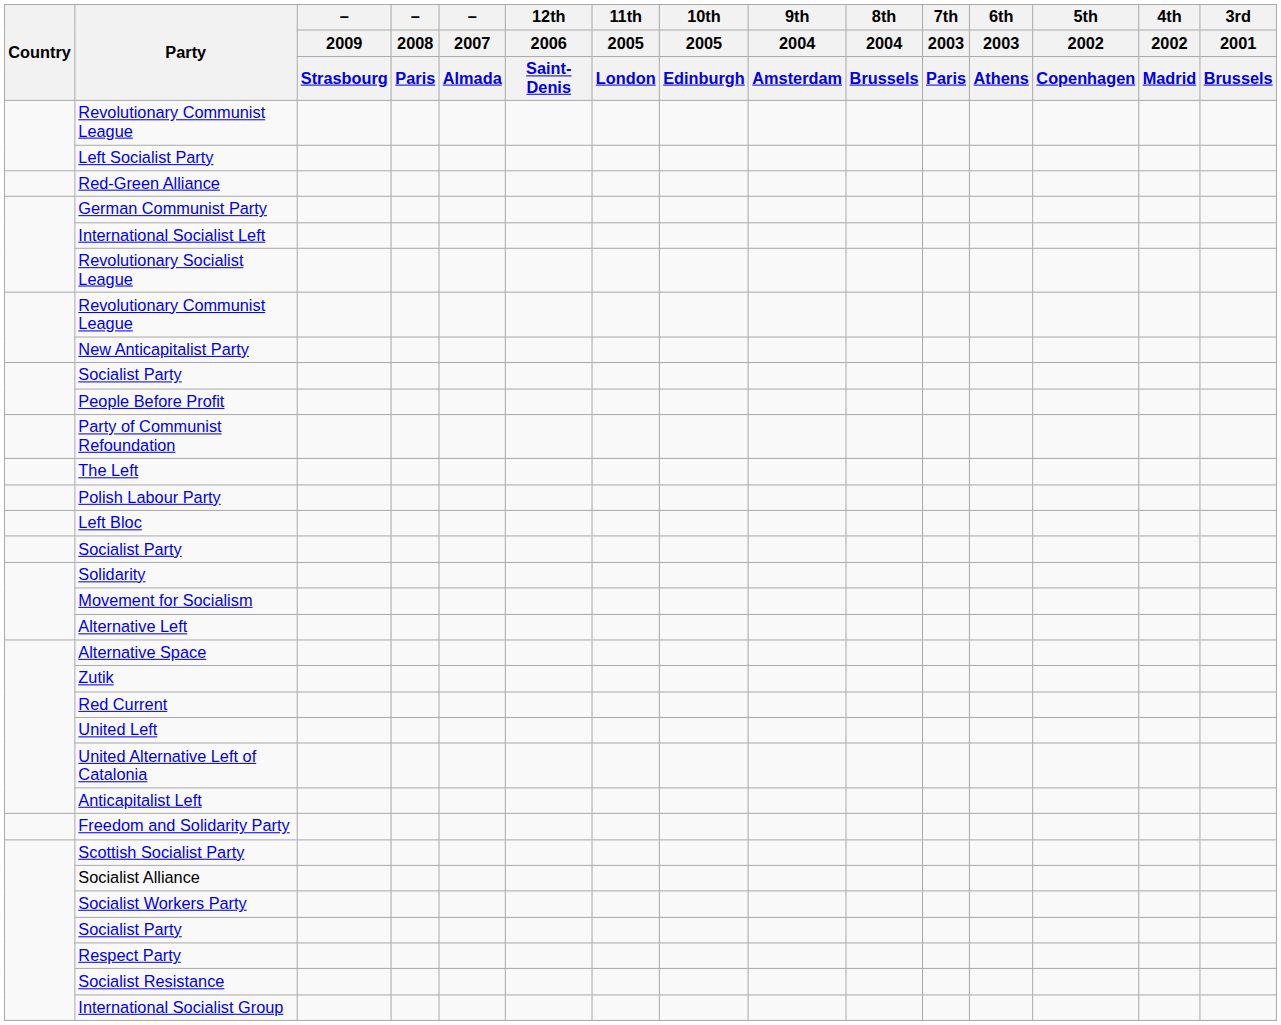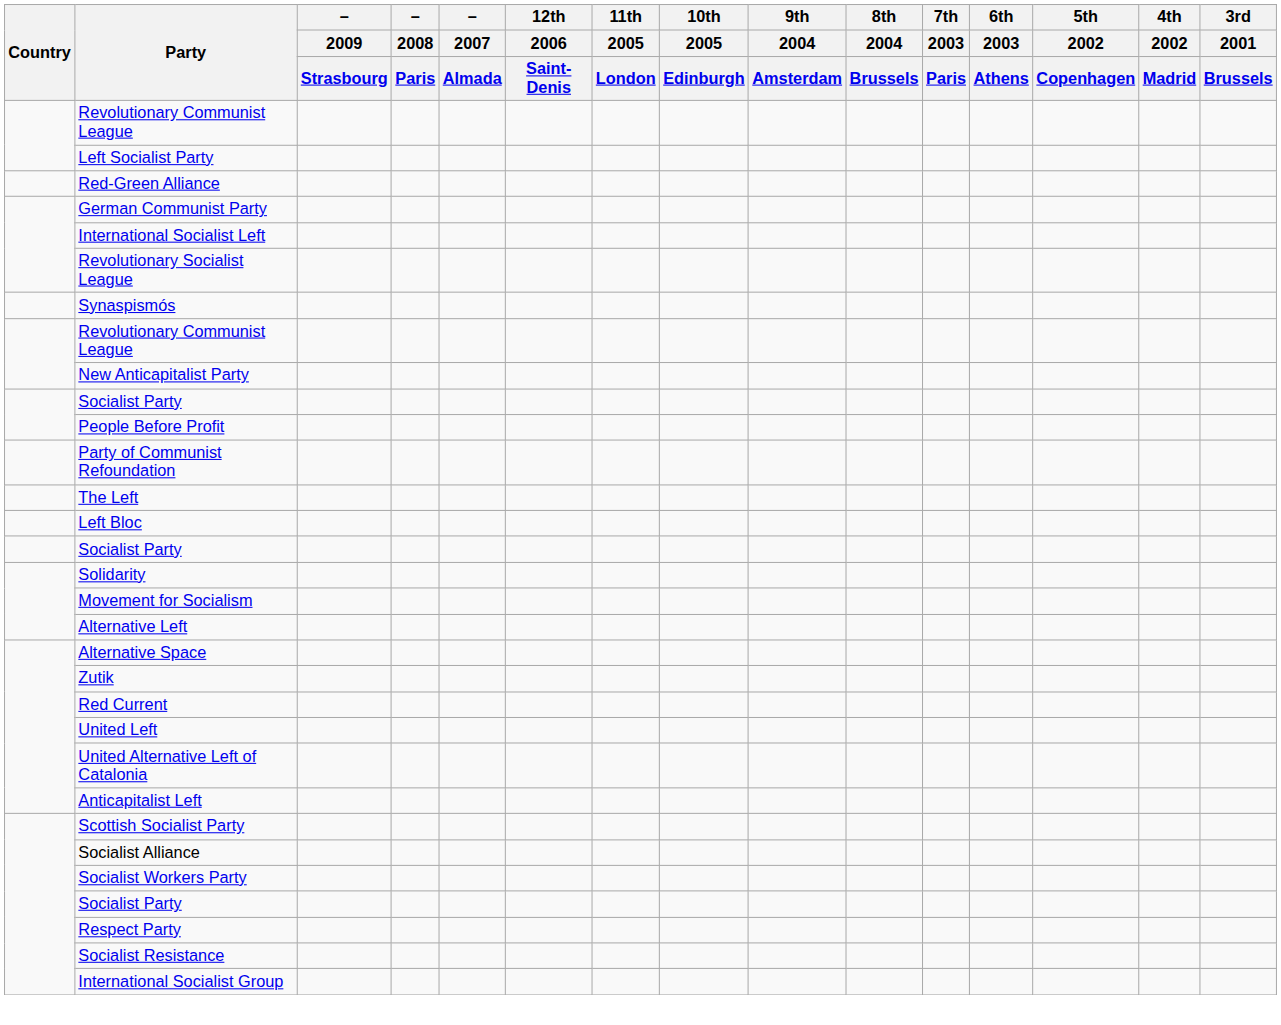+ row: (40, 305)
- row: (40, 497)
- row: (40, 826)
